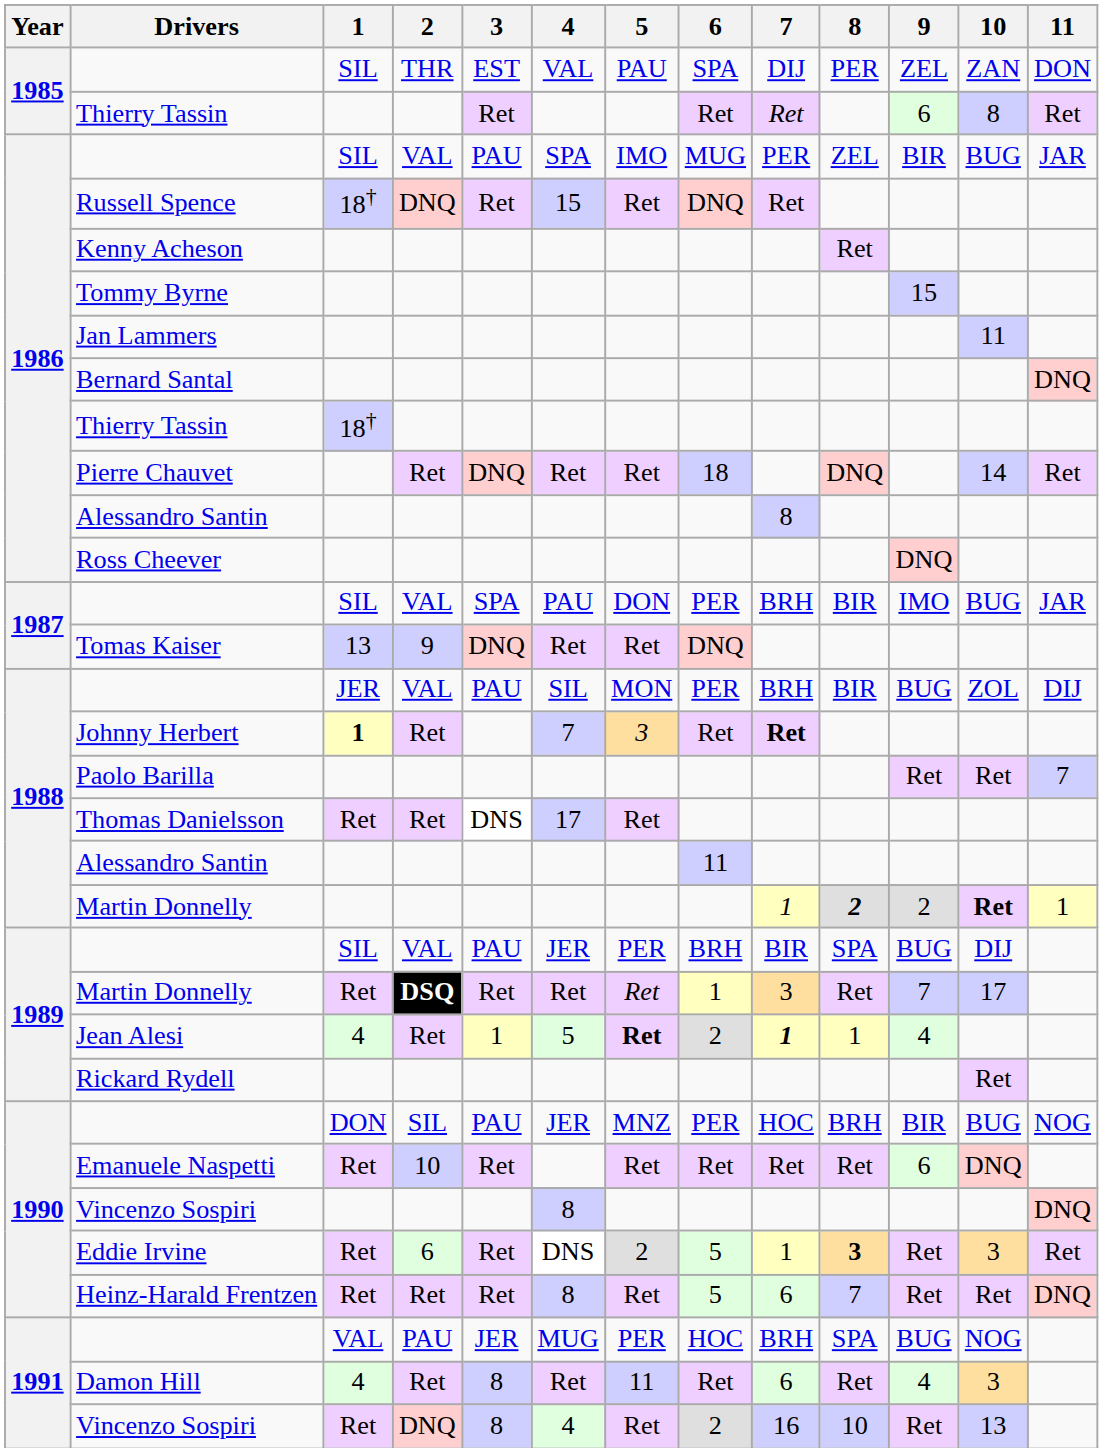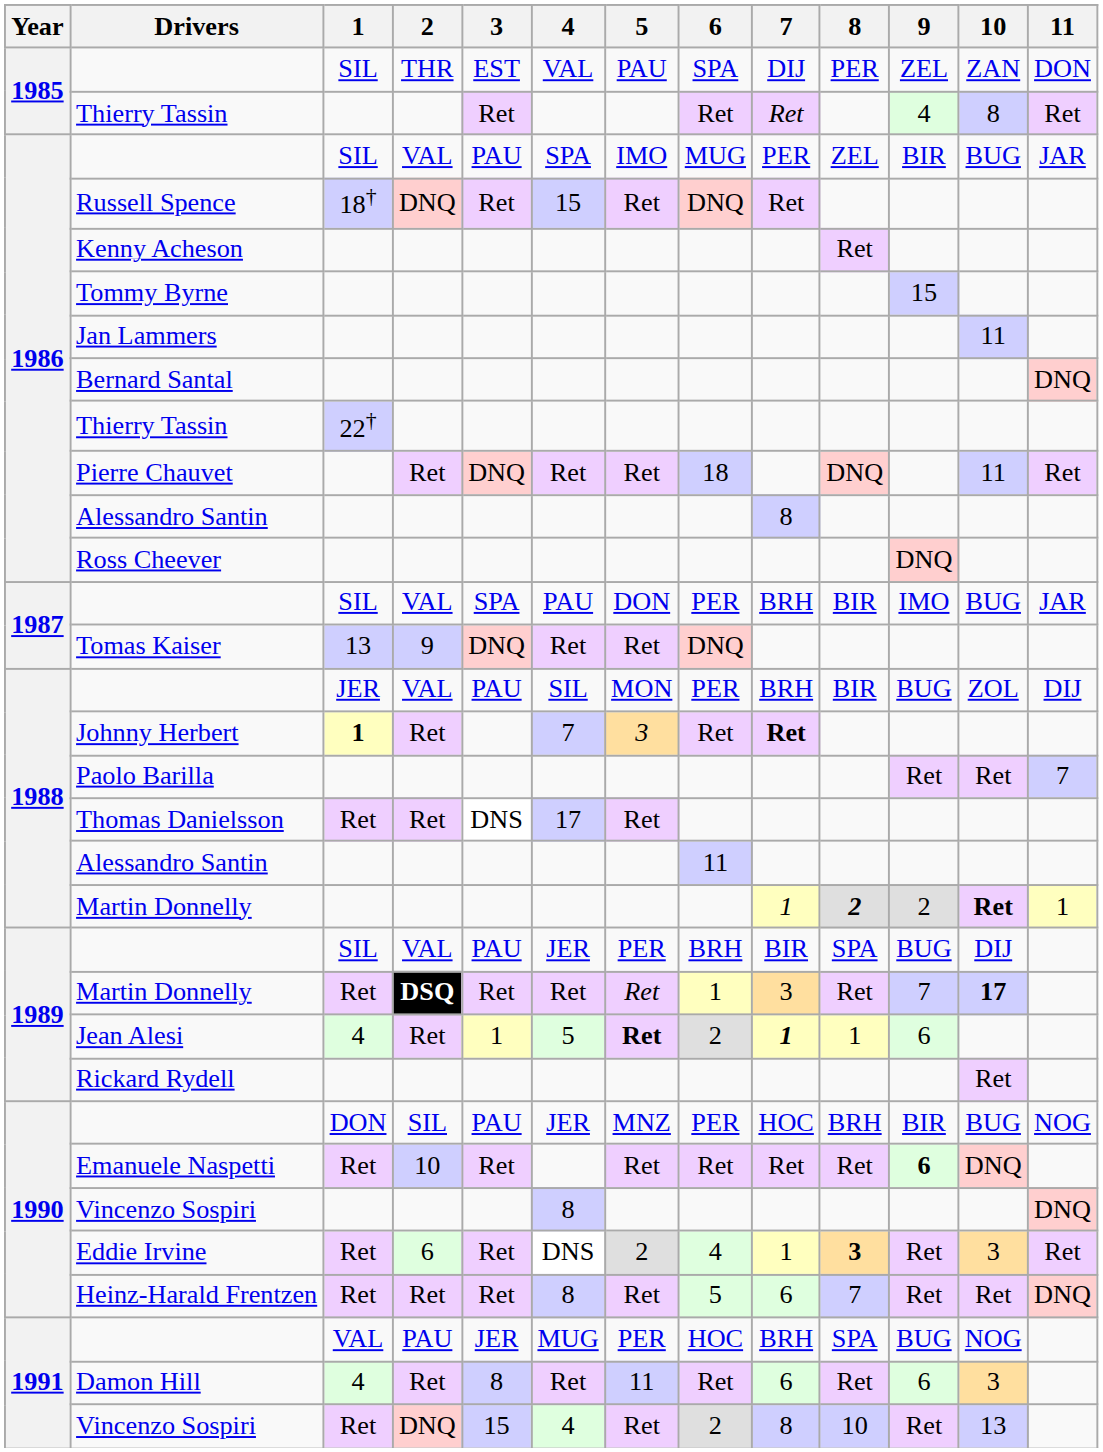(924, 112) 6 -> (924, 112) 4
(358, 425) 18† -> (358, 425) 22†
(993, 472) 14 -> (993, 472) 11
(993, 992) normal -> (993, 992) bold
(924, 1035) 4 -> (924, 1035) 6
(924, 1165) normal -> (924, 1165) bold
(715, 1251) 5 -> (715, 1251) 4
(924, 1381) 4 -> (924, 1381) 6
(497, 1425) 8 -> (497, 1425) 15
(786, 1425) 16 -> (786, 1425) 8
